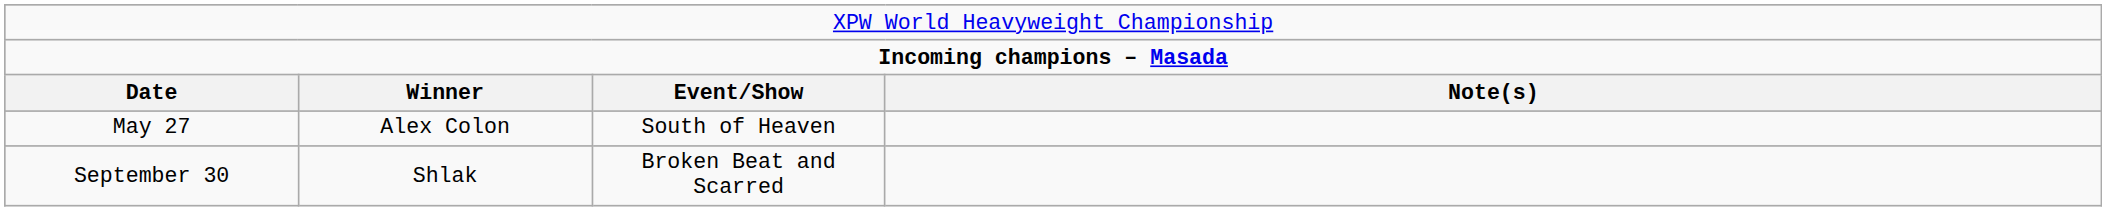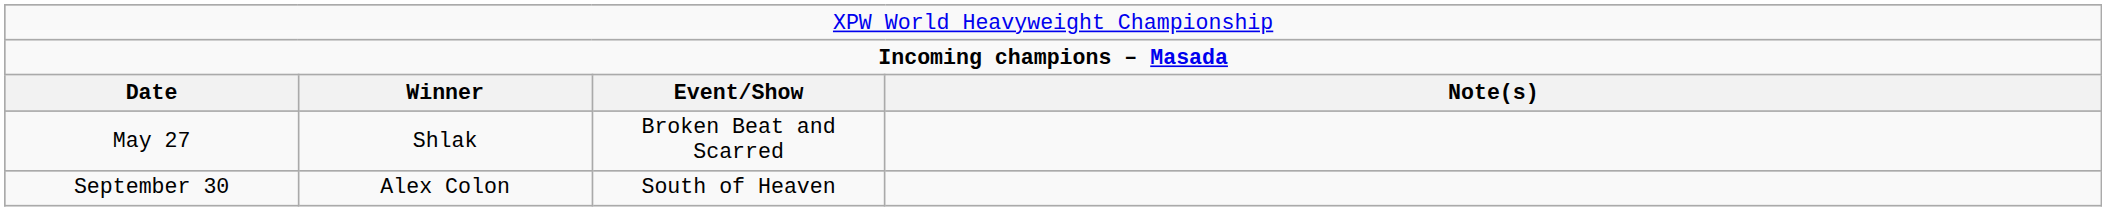(445, 128) Alex Colon -> (445, 140) Shlak
(739, 128) South of Heaven -> (739, 140) Broken Beat and Scarred
(445, 176) Shlak -> (445, 188) Alex Colon
(739, 176) Broken Beat and Scarred -> (739, 188) South of Heaven
